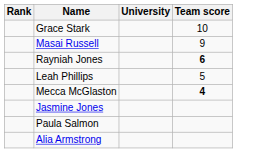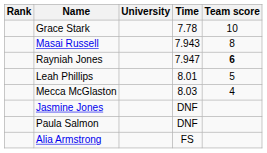+ column: (187, 12)
(202, 44) 9 -> (232, 44) 8
(202, 92) bold -> (232, 92) normal
